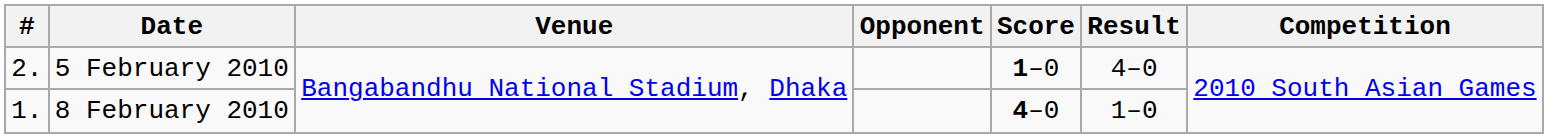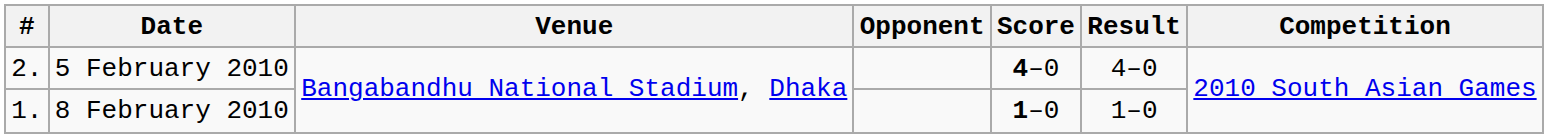(1036, 69) 1–0 -> (1036, 69) 4–0
(1036, 111) 4–0 -> (1036, 111) 1–0
